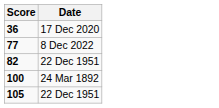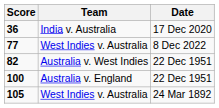+ column: (94, 12)
(70, 78) 24 Mar 1892 -> (182, 78) 22 Dec 1951
(70, 95) 22 Dec 1951 -> (182, 95) 24 Mar 1892
